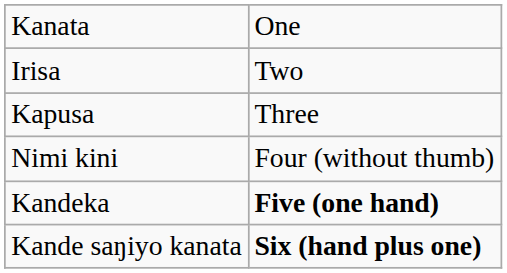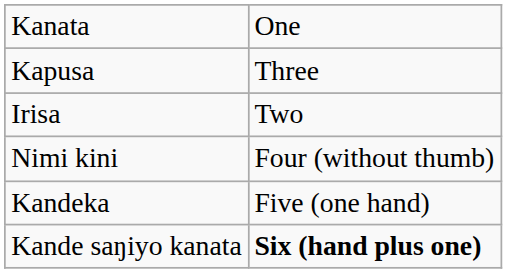rows swapped: (36, 70) <-> (53, 114)
(347, 202) bold -> (342, 202) normal
